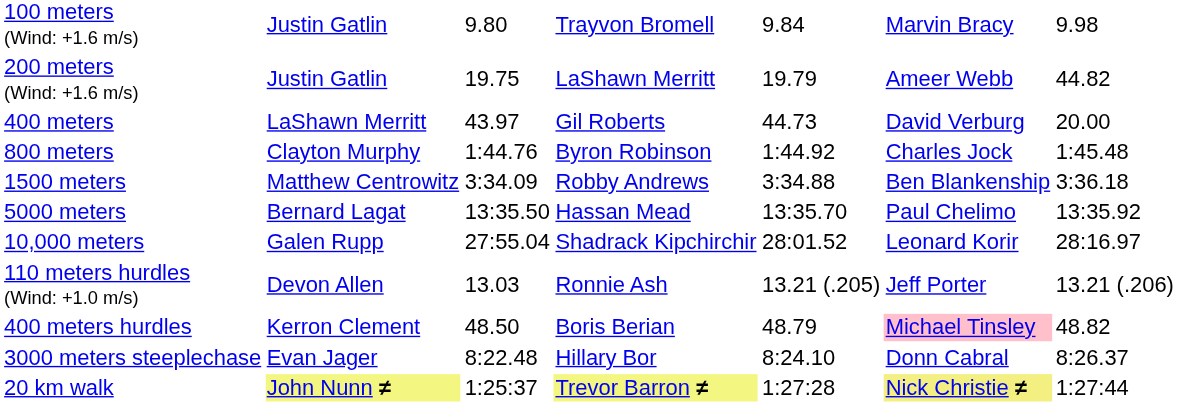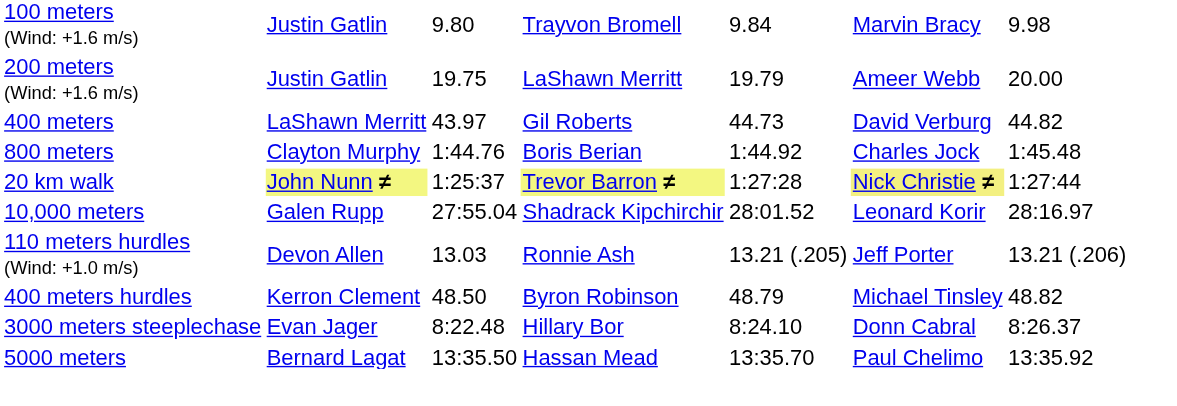(1083, 79) 44.82 -> (1036, 79) 20.00
(1083, 121) 20.00 -> (1036, 121) 44.82
(633, 151) Byron Robinson -> (582, 151) Boris Berian
- row: (65, 182)
rows swapped: (65, 212) <-> (59, 387)
(615, 327) Boris Berian -> (601, 297) Byron Robinson
(961, 327) pink background -> (928, 297) no background
